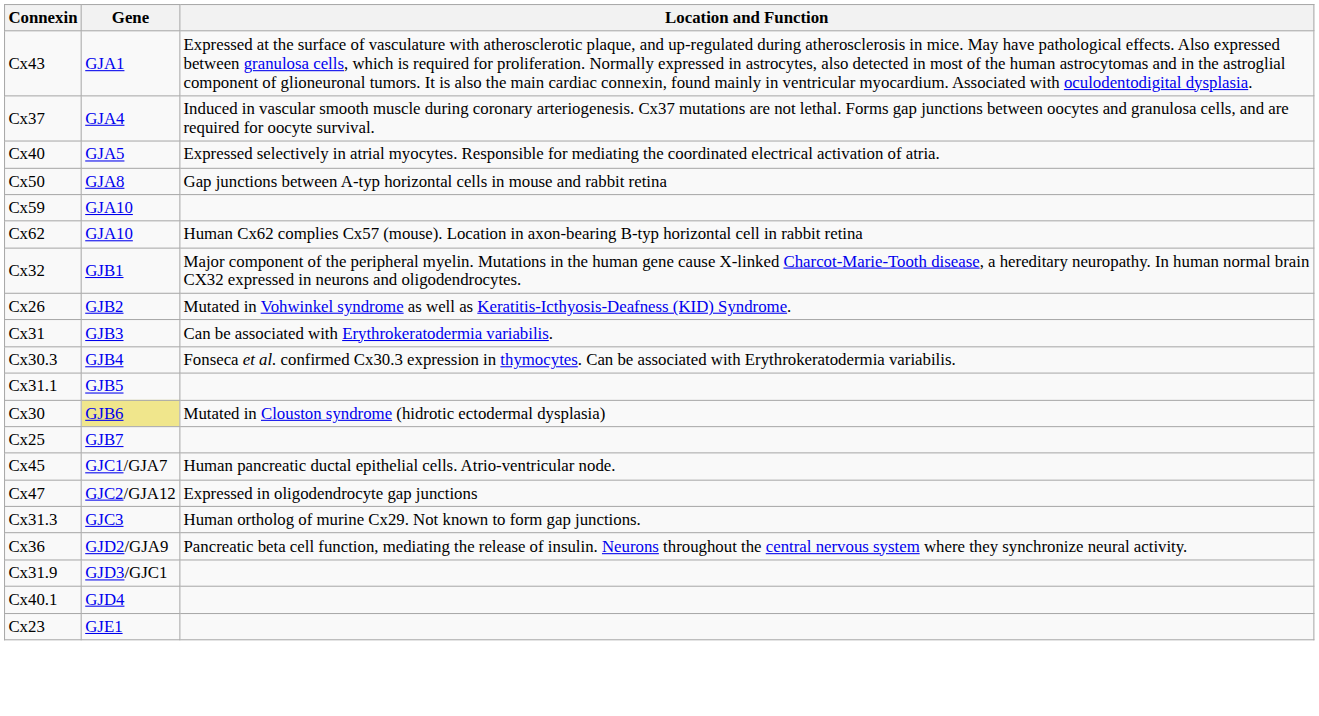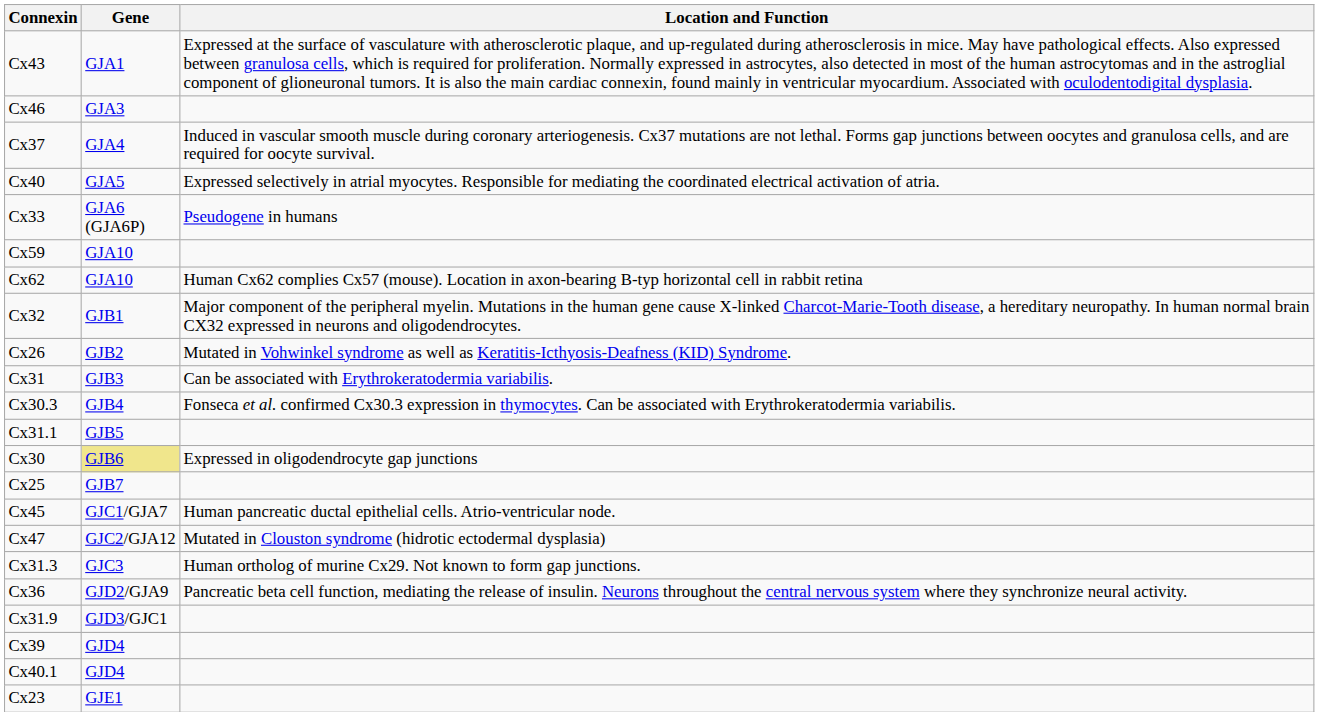+ row: (27, 108)
+ row: (27, 217)
- row: (27, 181)
(394, 413) Mutated in Clouston syndrome (hidrotic ectodermal dysplasia) -> (330, 458) Expressed in oligodendrocyte gap junctions
(330, 493) Expressed in oligodendrocyte gap junctions -> (394, 538) Mutated in Clouston syndrome (hidrotic ectodermal dysplasia)
+ row: (27, 645)
